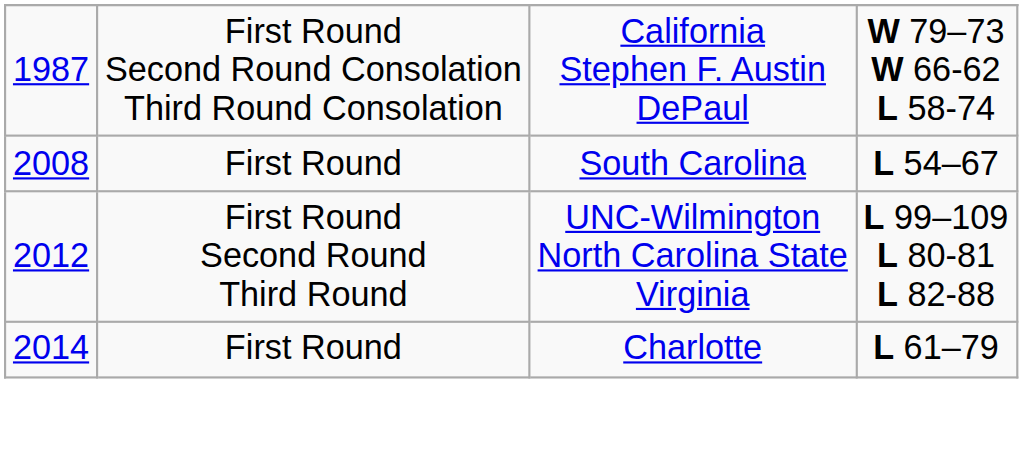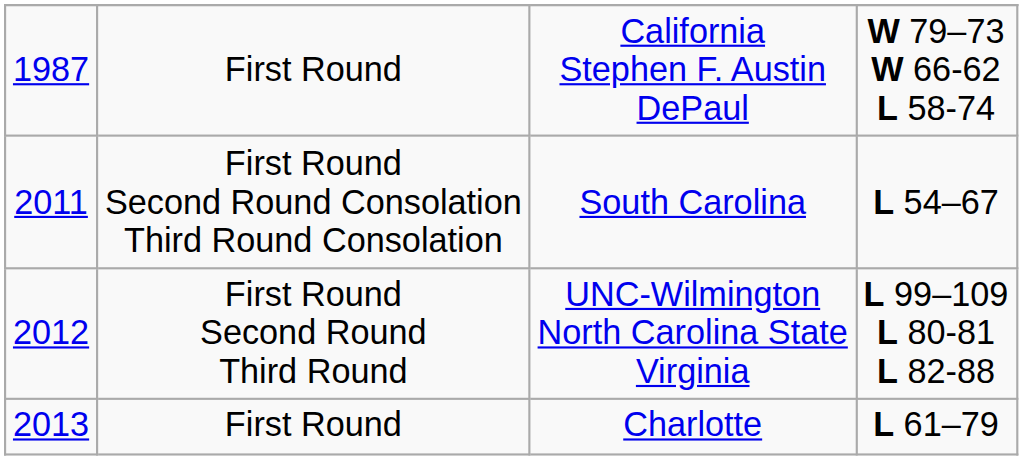(313, 70) First Round Second Round Consolation Third Round Consolation -> (313, 70) First Round
(51, 162) 2008 -> (51, 201) 2011
(313, 162) First Round -> (313, 201) First Round Second Round Consolation Third Round Consolation
(51, 348) 2014 -> (51, 425) 2013
